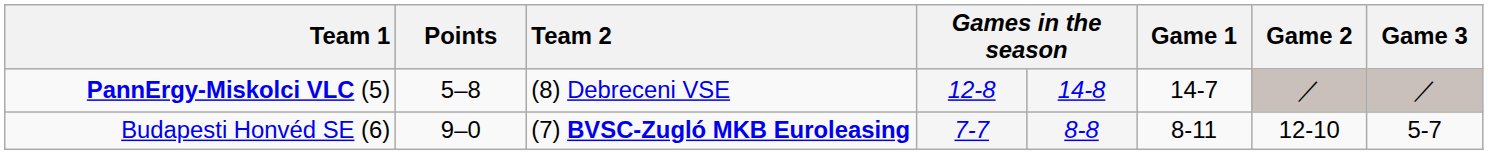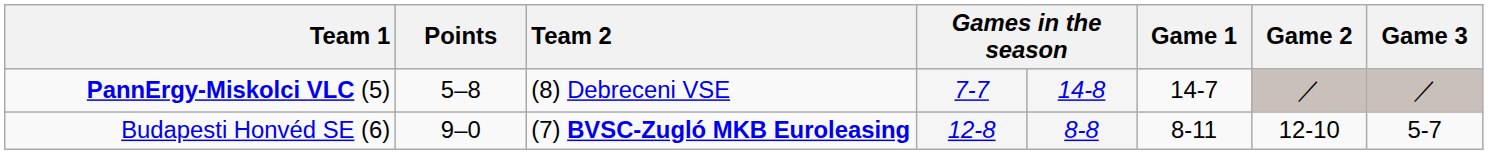(972, 90) 12-8 -> (972, 90) 7-7
(972, 130) 7-7 -> (972, 130) 12-8
